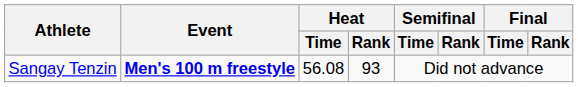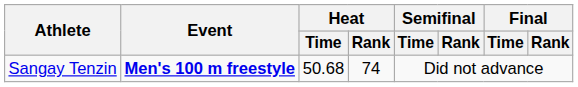(323, 69) 56.08 -> (323, 69) 50.68
(371, 69) 93 -> (371, 69) 74
